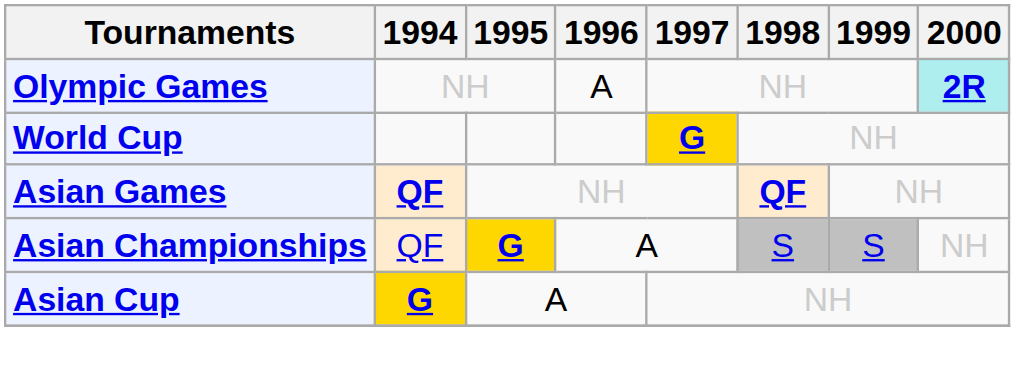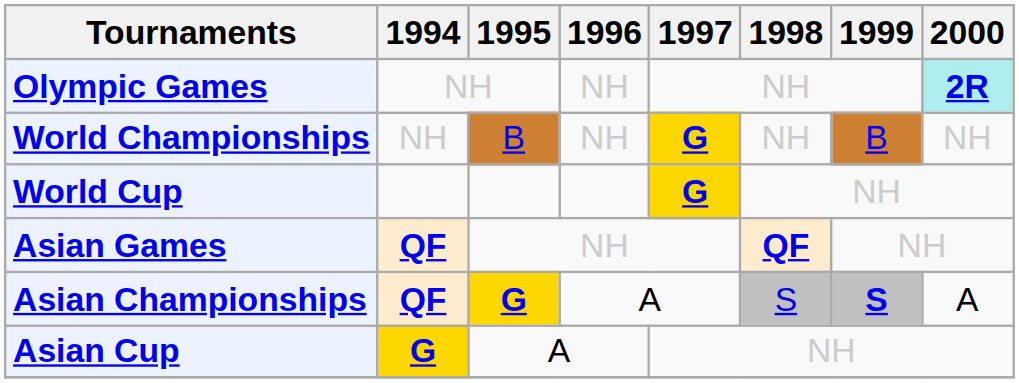(601, 85) A -> (604, 85) NH
+ row: (191, 139)
(420, 245) normal -> (423, 298) bold
(874, 245) normal -> (877, 298) bold
(964, 245) NH -> (967, 298) A
